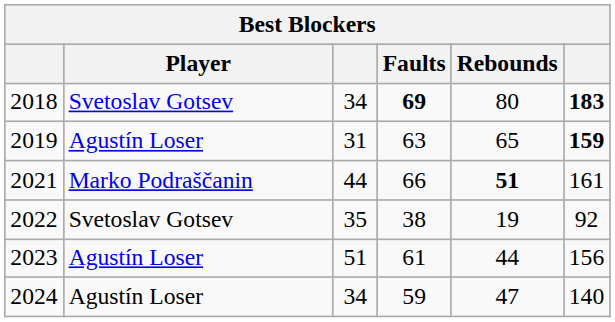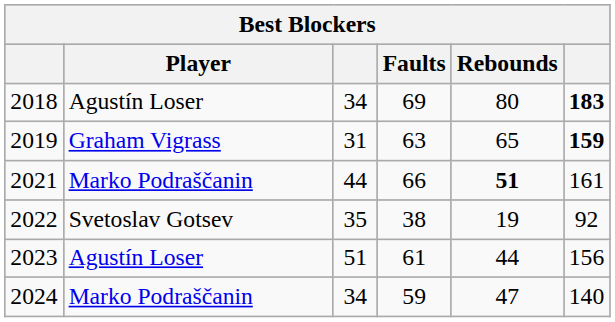(151, 102) Svetoslav Gotsev -> (136, 102) Agustín Loser
(414, 102) bold -> (414, 102) normal
(136, 141) Agustín Loser -> (145, 141) Graham Vigrass
(136, 297) Agustín Loser -> (161, 297) Marko Podraščanin
